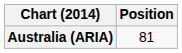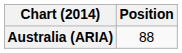(147, 37) 81 -> (147, 37) 88
